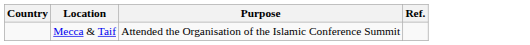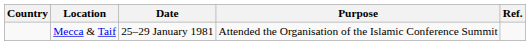+ column: (167, 13)
